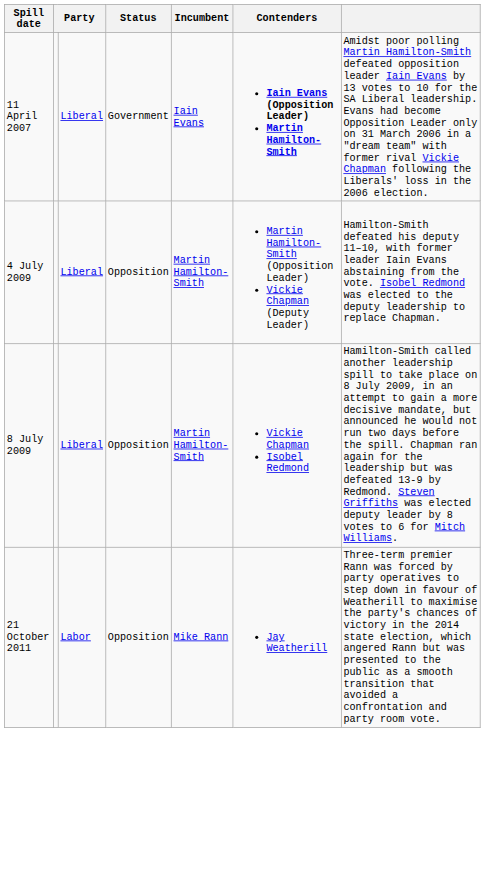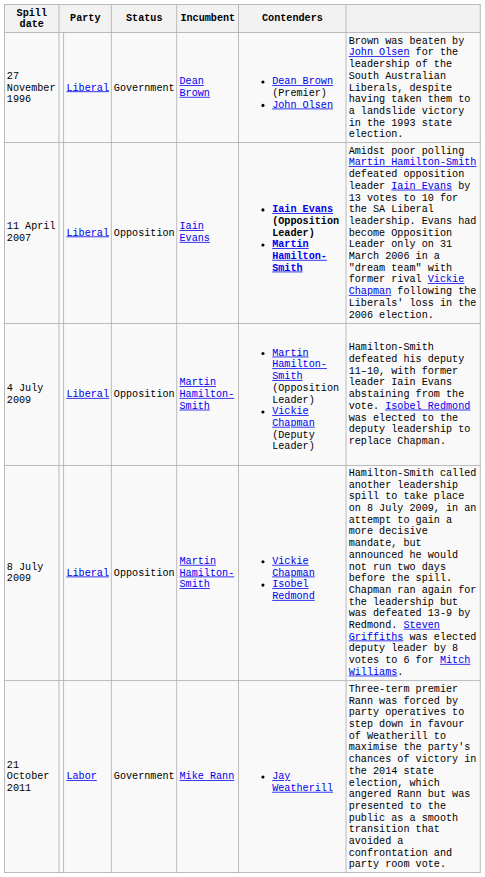+ row: (31, 88)
(138, 117) Government -> (144, 233) Opposition
(138, 637) Opposition -> (144, 777) Government
